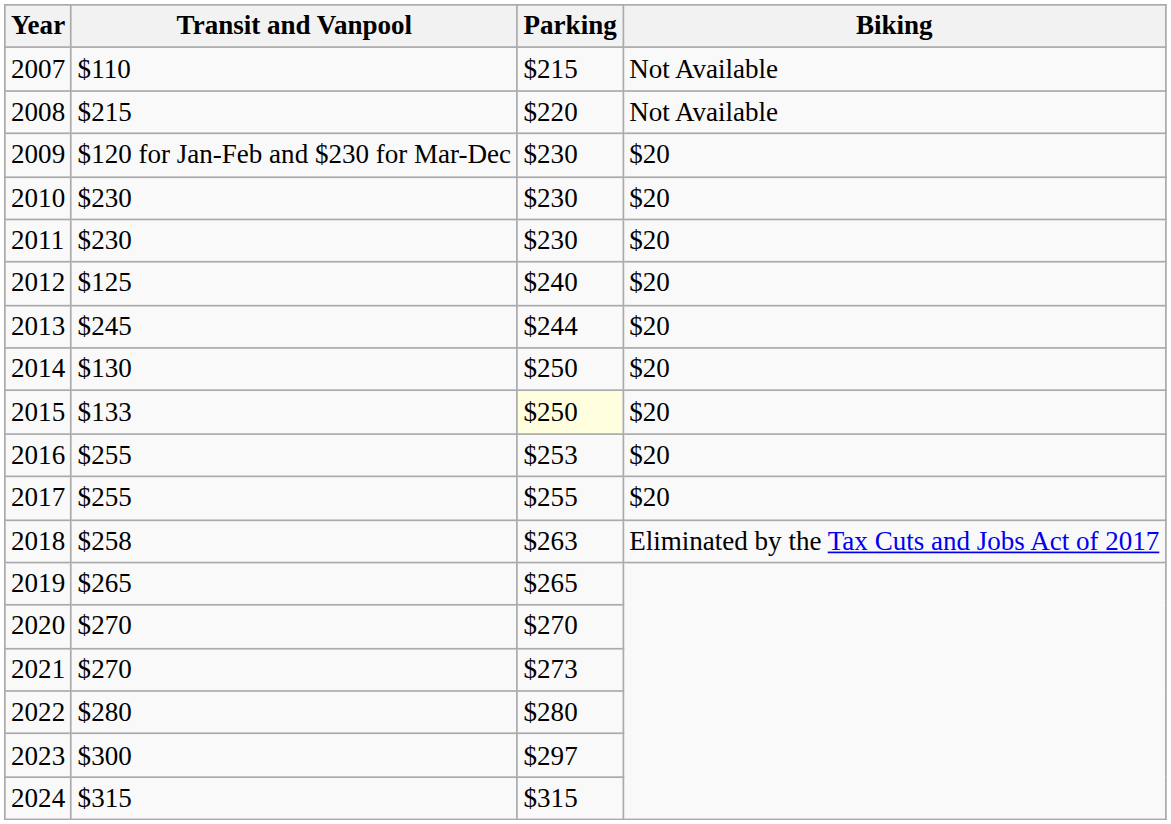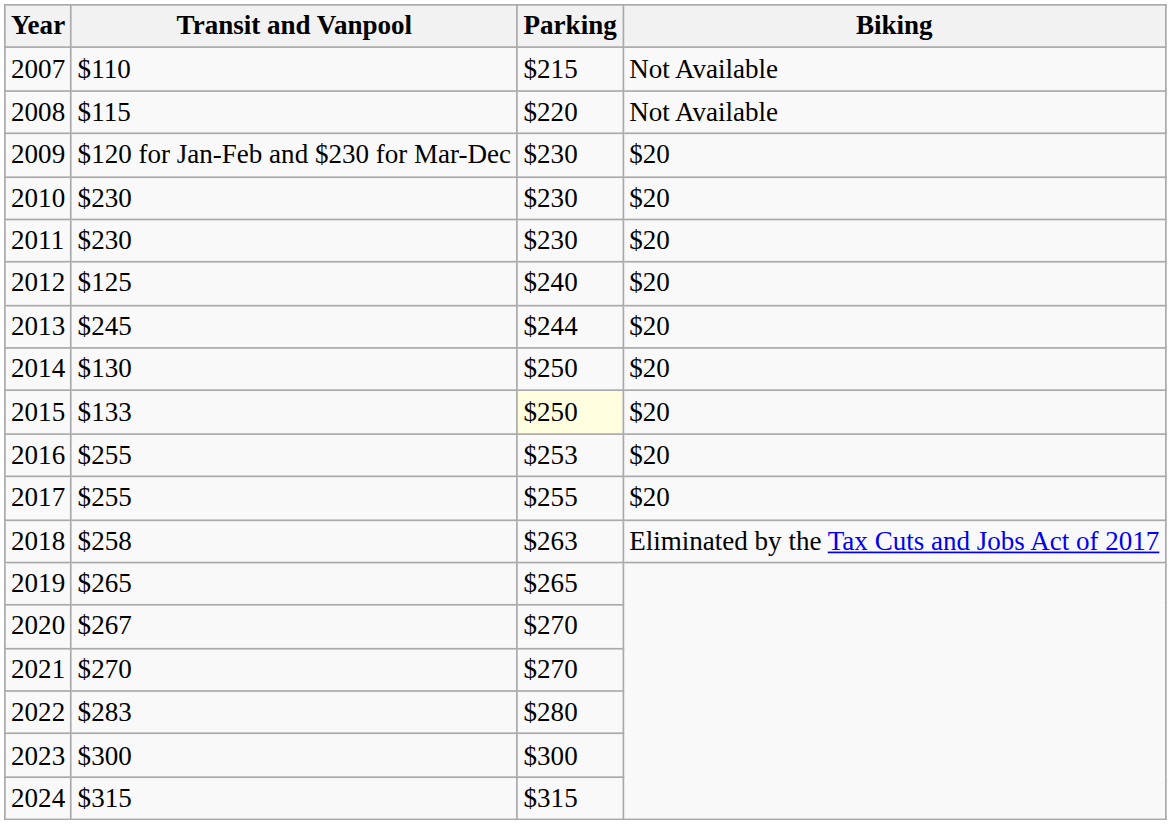(105, 111) $215 -> (104, 111) $115
(105, 626) $270 -> (105, 626) $267
(551, 669) $273 -> (551, 669) $270
(105, 712) $280 -> (105, 712) $283
(551, 754) $297 -> (551, 754) $300
